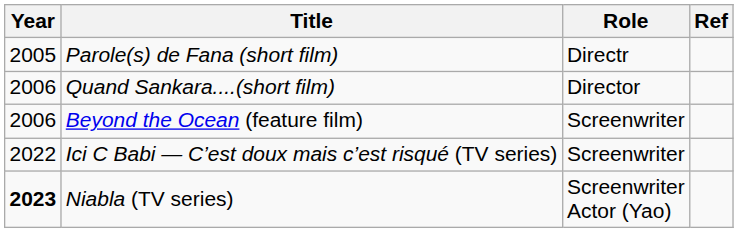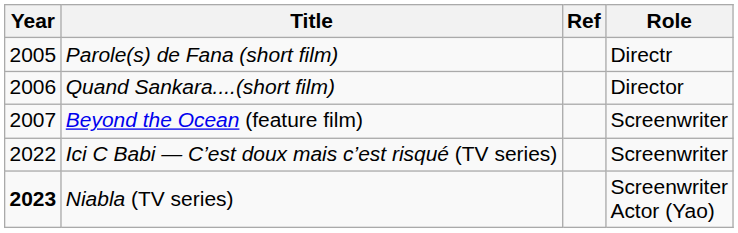columns swapped: (626, 21) <-> (711, 21)
(33, 120) 2006 -> (33, 120) 2007
